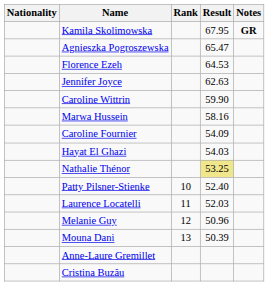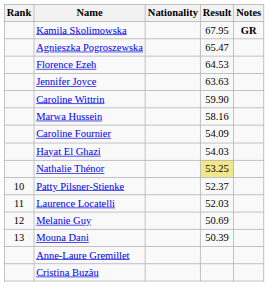columns swapped: (186, 13) <-> (32, 13)
(217, 82) 62.63 -> (217, 82) 63.63
(217, 186) 52.40 -> (217, 186) 52.37
(217, 220) 50.96 -> (217, 220) 50.69
